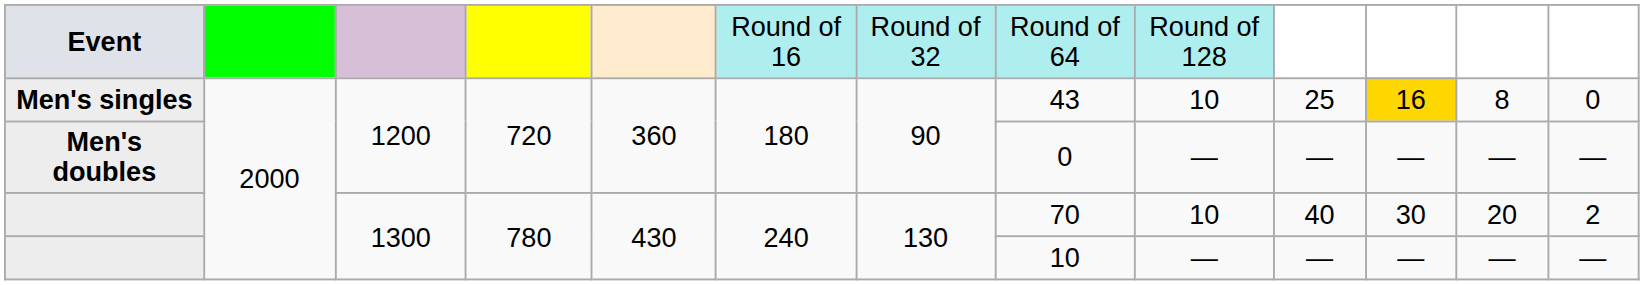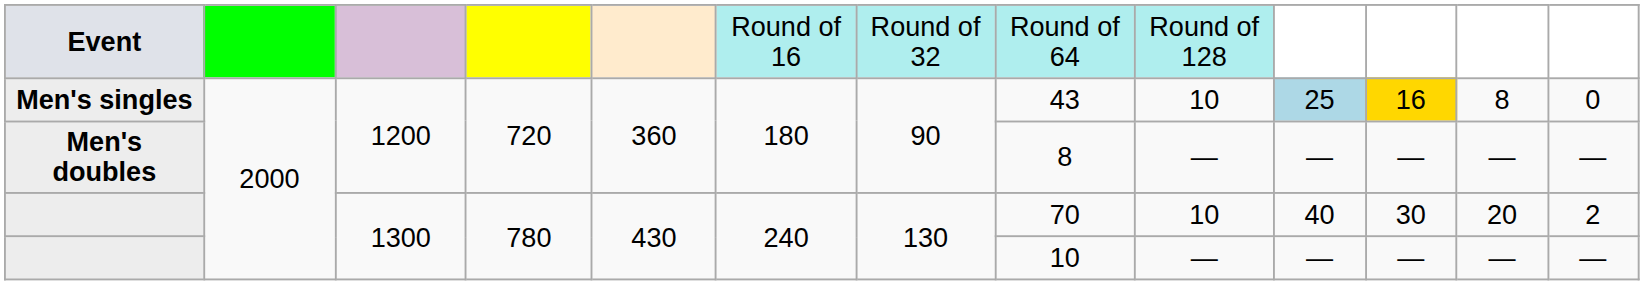(1320, 100) no background -> (1320, 100) lightblue background
(1065, 157) 0 -> (1065, 157) 8
